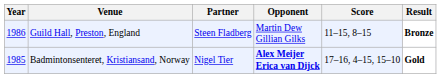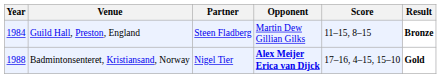(16, 34) 1986 -> (16, 34) 1984
(16, 60) 1985 -> (16, 60) 1988
